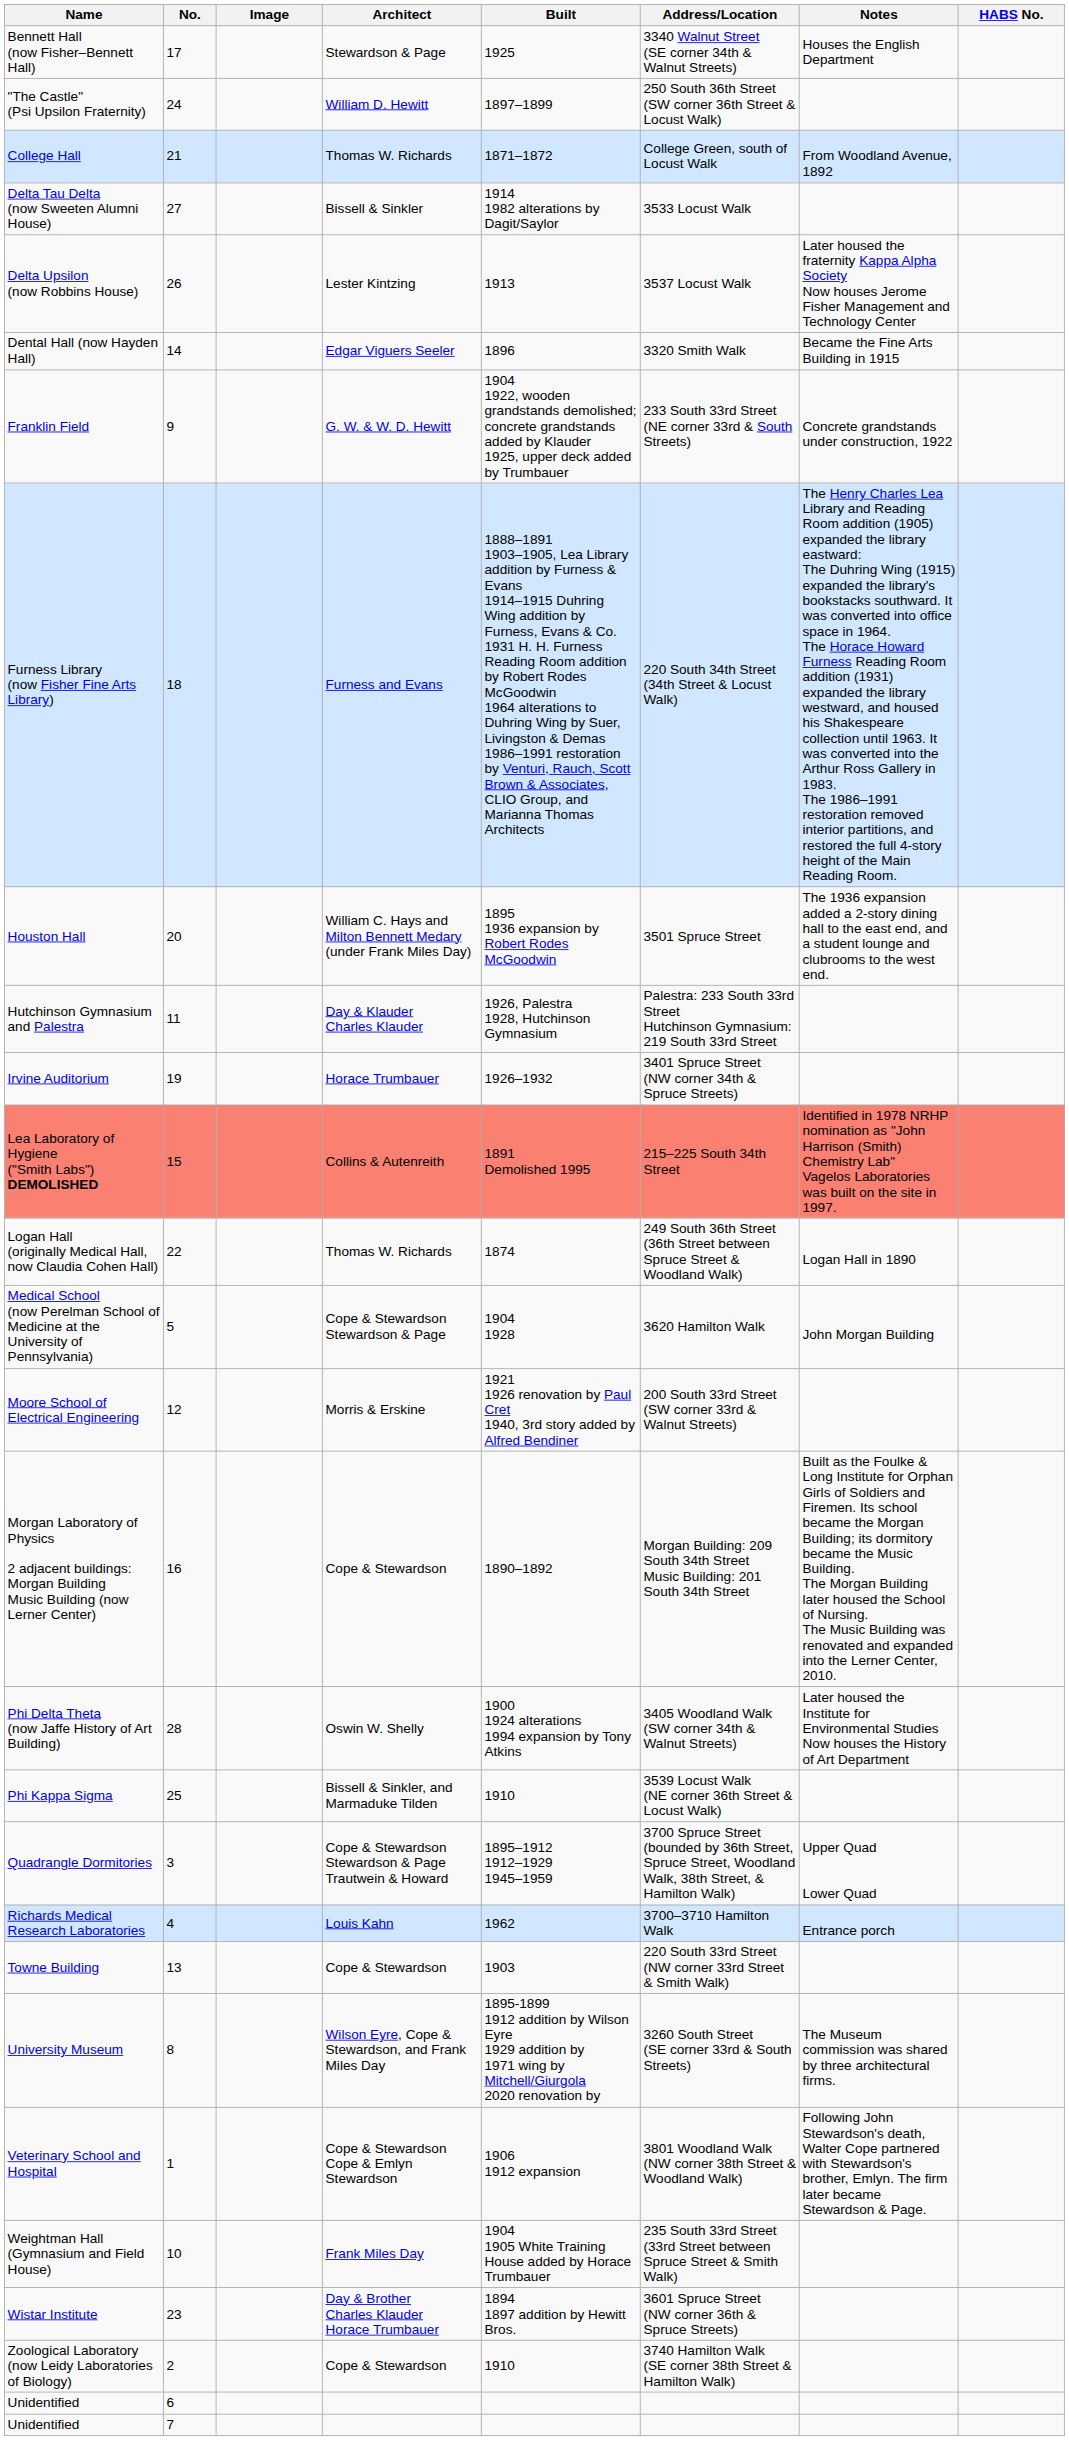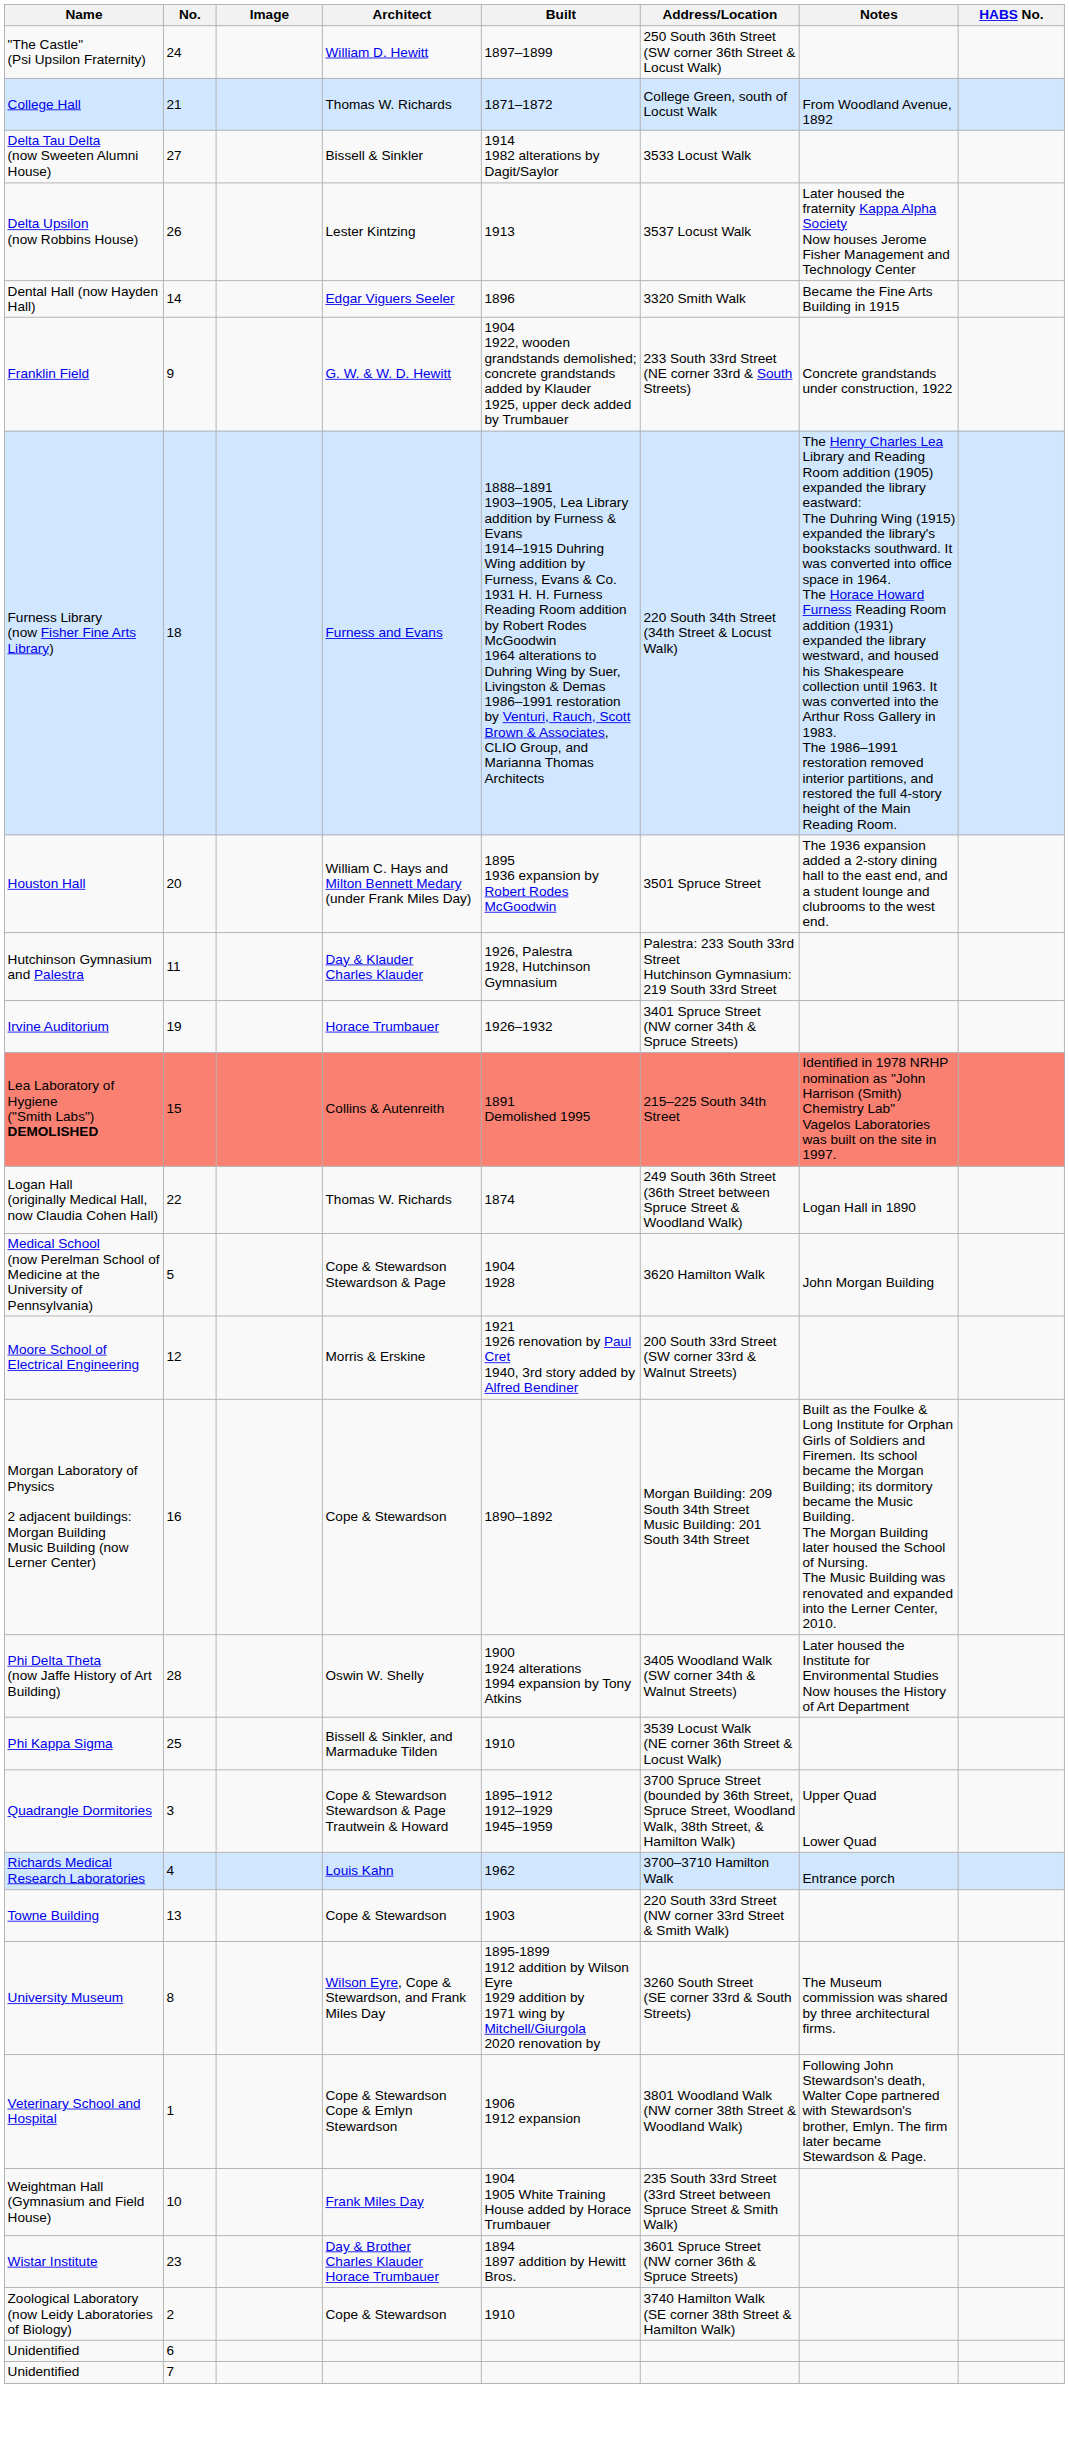- row: (70, 52)
